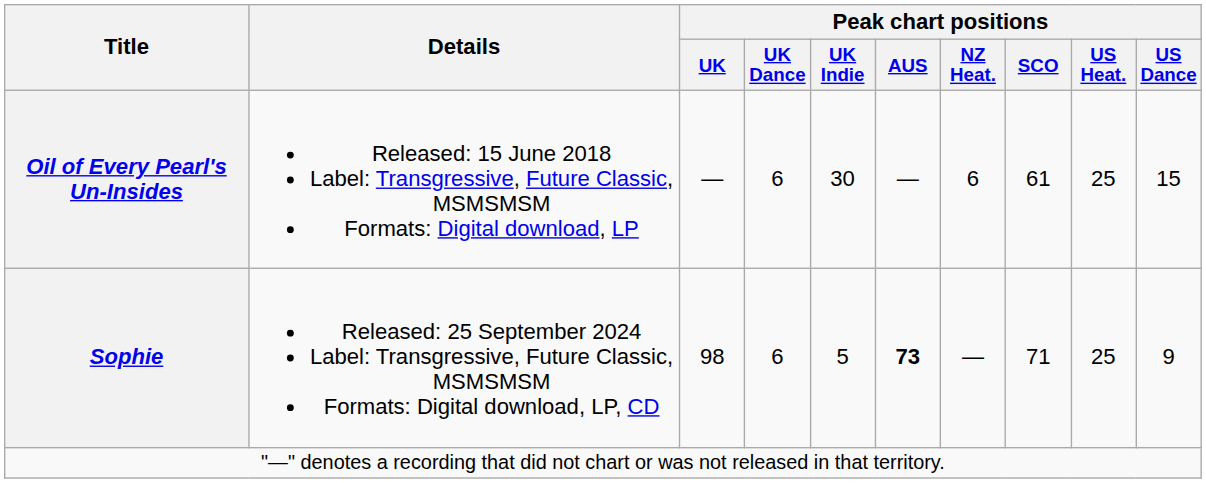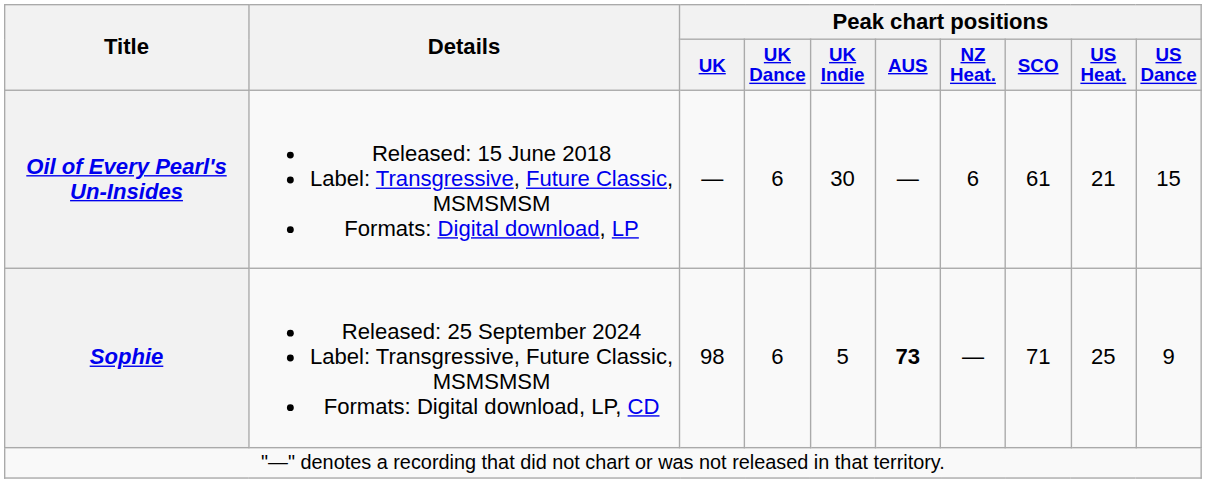(1103, 179) 25 -> (1103, 179) 21
